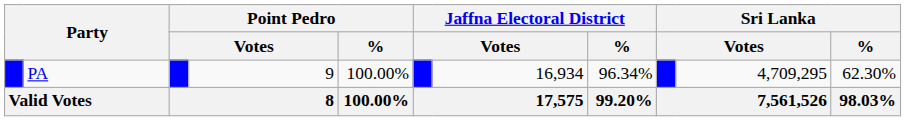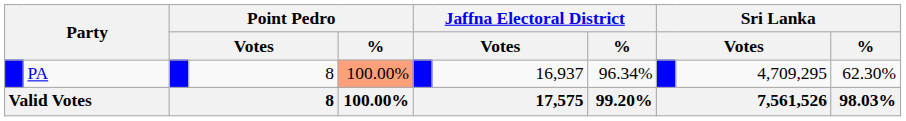(330, 73) 9 -> (330, 73) 8
(378, 73) no background -> (378, 73) lightsalmon background
(560, 73) 16,934 -> (560, 73) 16,937
